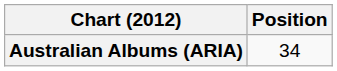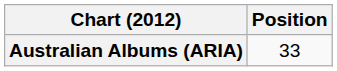(290, 50) 34 -> (290, 50) 33
